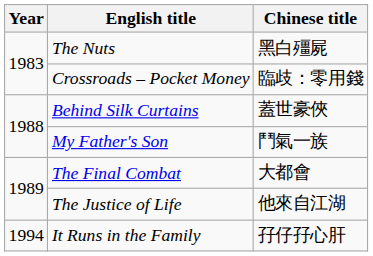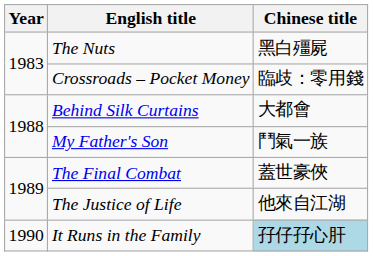(293, 109) 蓋世豪俠 -> (284, 109) 大都會
(284, 172) 大都會 -> (293, 172) 蓋世豪俠
(26, 235) 1994 -> (26, 235) 1990
(302, 234) no background -> (302, 234) lightblue background
